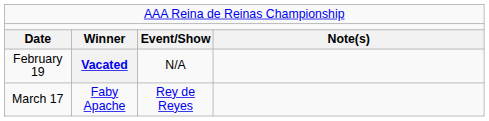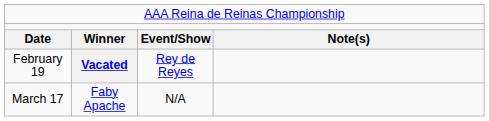(176, 65) N/A -> (176, 65) Rey de Reyes
(176, 99) Rey de Reyes -> (176, 99) N/A
